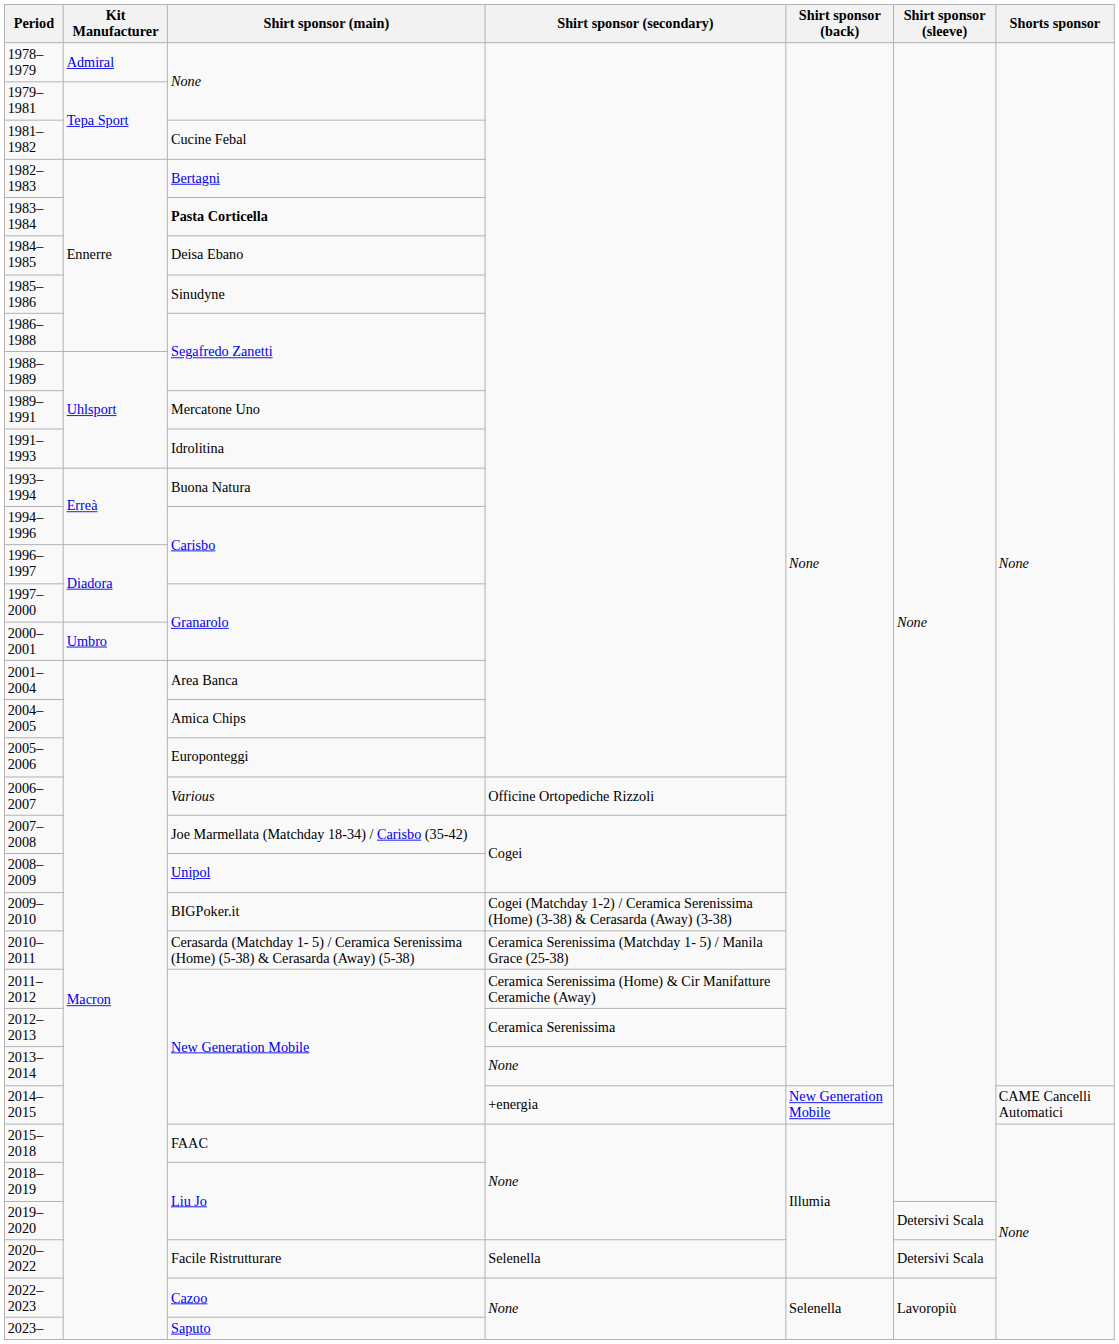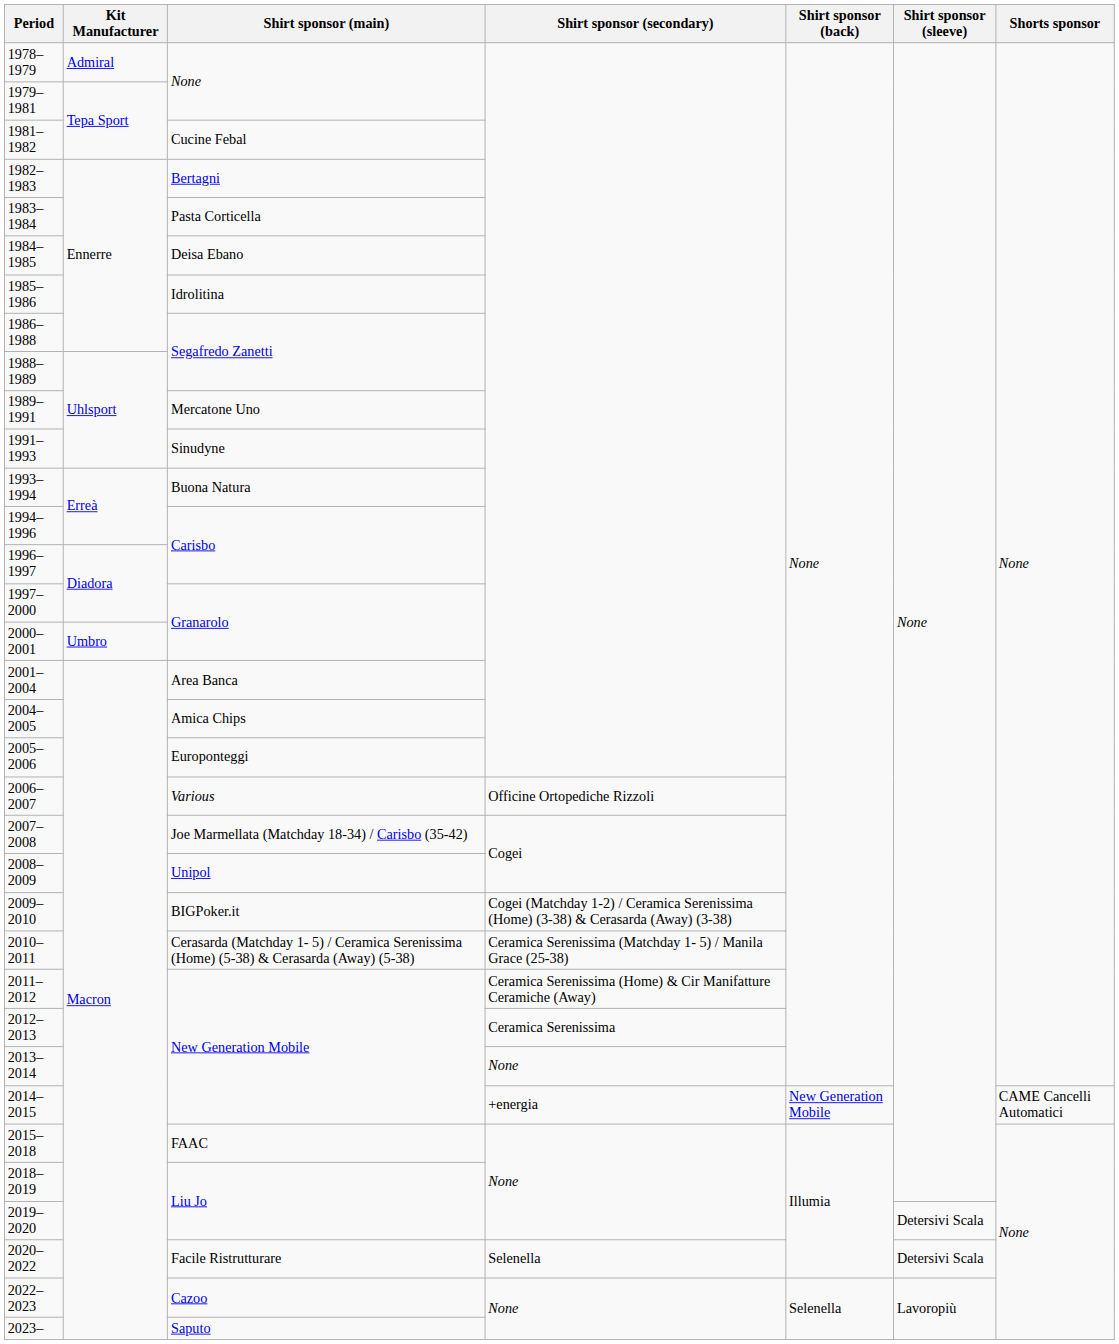(219, 216) bold -> (216, 216) normal
(198, 294) Sinudyne -> (197, 294) Idrolitina
(197, 448) Idrolitina -> (198, 448) Sinudyne
